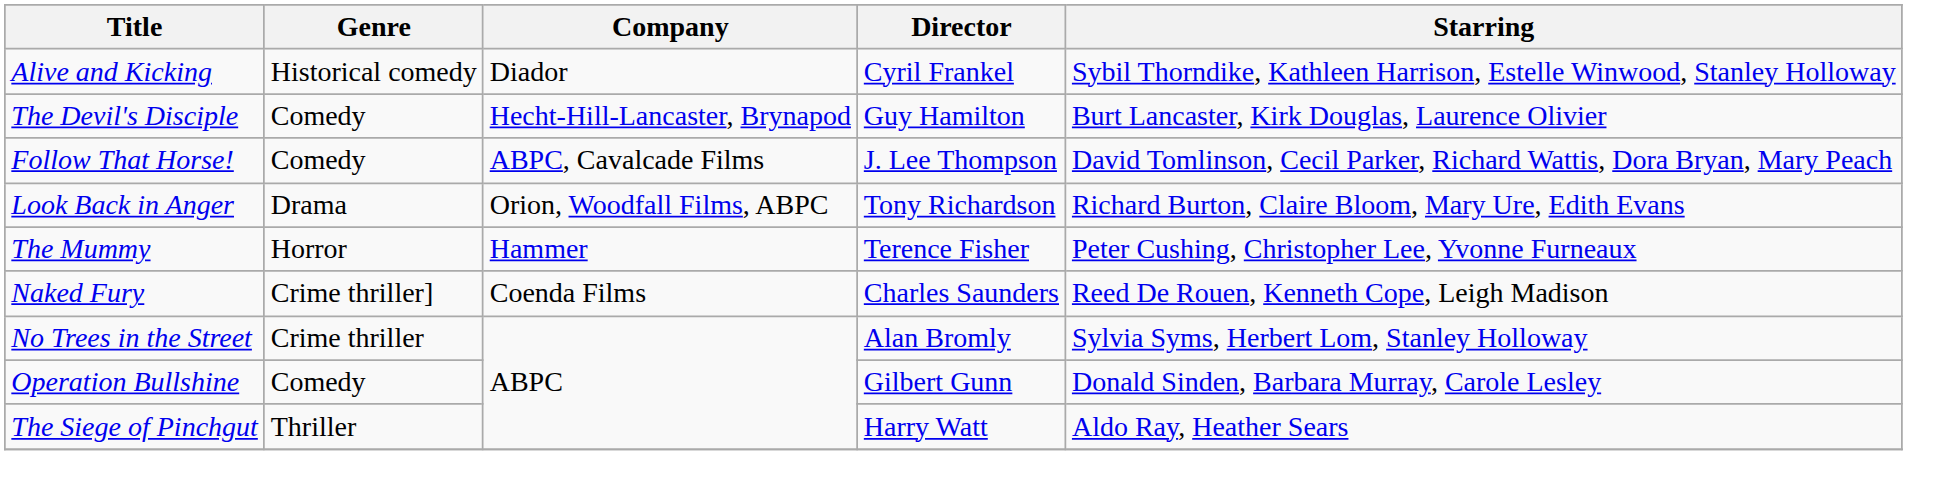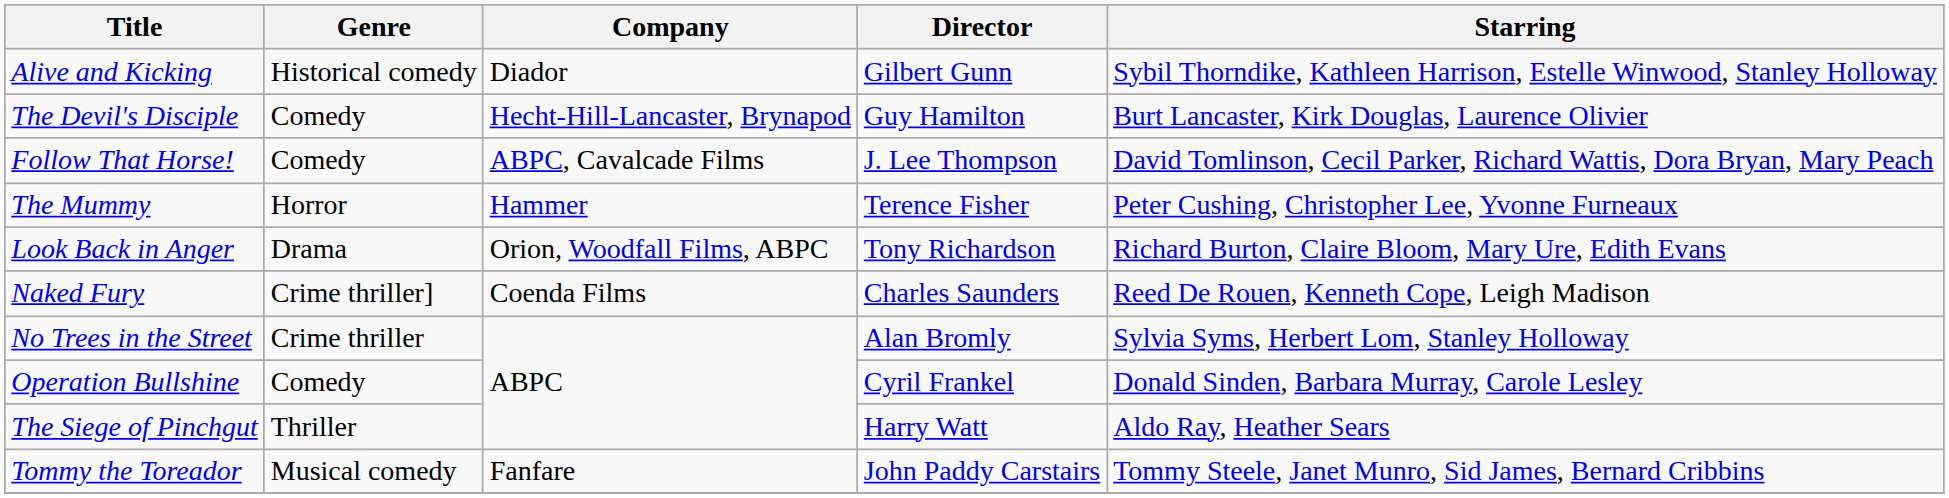(939, 71) Cyril Frankel -> (938, 71) Gilbert Gunn
rows swapped: (123, 204) <-> (81, 248)
(938, 381) Gilbert Gunn -> (939, 381) Cyril Frankel
+ row: (126, 470)
